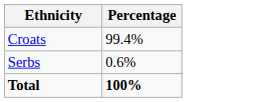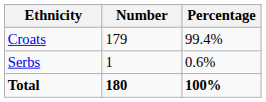+ column: (142, 16)
